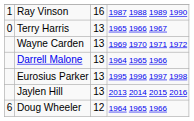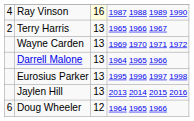(9, 12) 1 -> (9, 12) 4
(99, 12) no background -> (99, 12) lightyellow background
(9, 28) 0 -> (9, 28) 2
